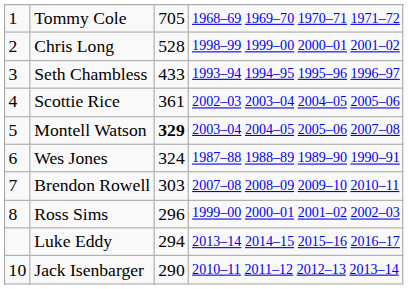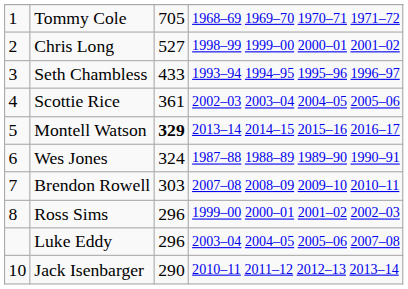(171, 46) 528 -> (171, 46) 527
(296, 130) 2003–04 2004–05 2005–06 2007–08 -> (296, 130) 2013–14 2014–15 2015–16 2016–17
(171, 241) 294 -> (171, 241) 296
(296, 241) 2013–14 2014–15 2015–16 2016–17 -> (296, 241) 2003–04 2004–05 2005–06 2007–08
